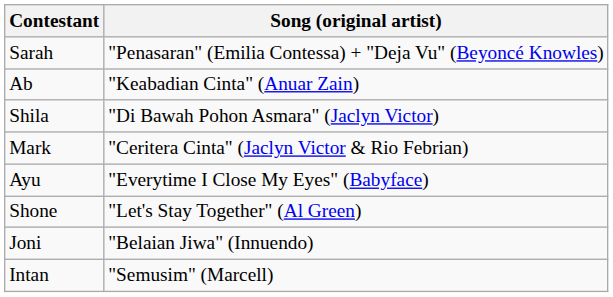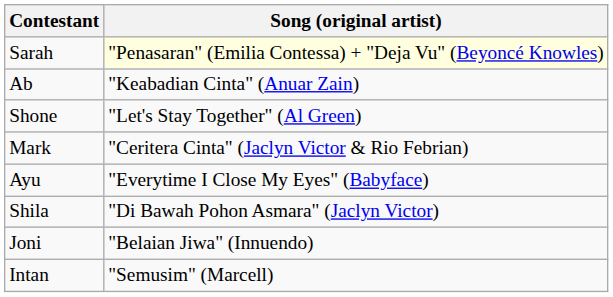(356, 52) no background -> (356, 52) lightyellow background
rows swapped: (29, 116) <-> (33, 211)
